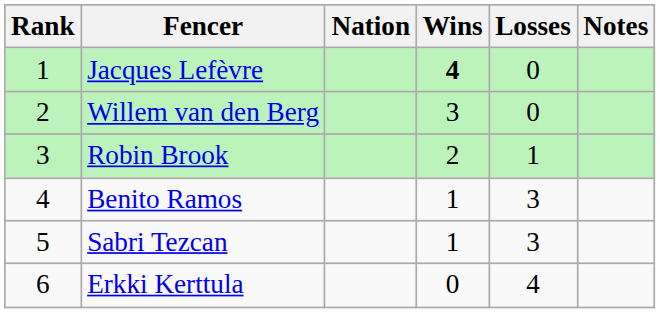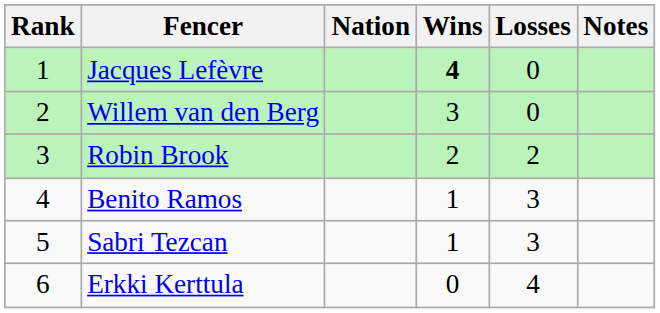(533, 155) 1 -> (533, 155) 2
